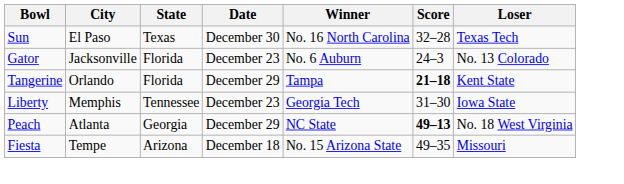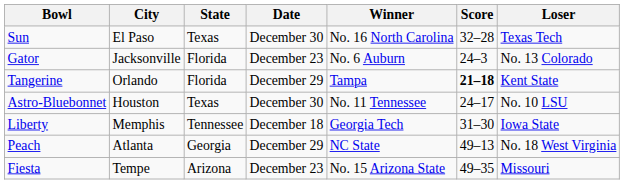+ row: (57, 102)
(243, 102) December 23 -> (286, 124) December 18
(433, 124) bold -> (477, 146) normal
(243, 146) December 18 -> (286, 168) December 23
